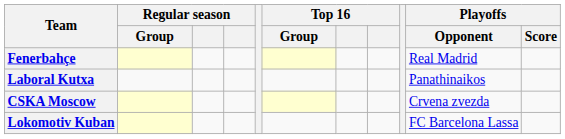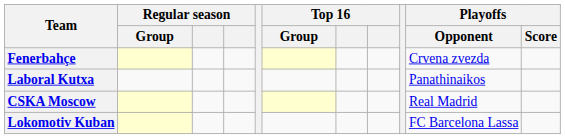(443, 58) Real Madrid -> (449, 58) Crvena zvezda
(449, 101) Crvena zvezda -> (443, 101) Real Madrid
